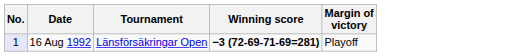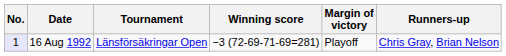+ column: (439, 19)
(266, 43) bold -> (266, 43) normal
